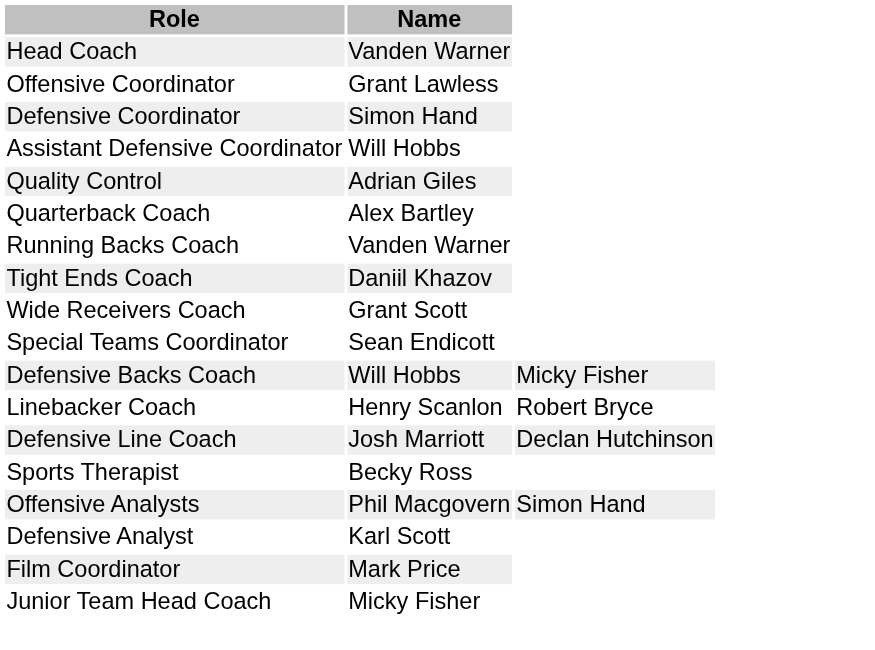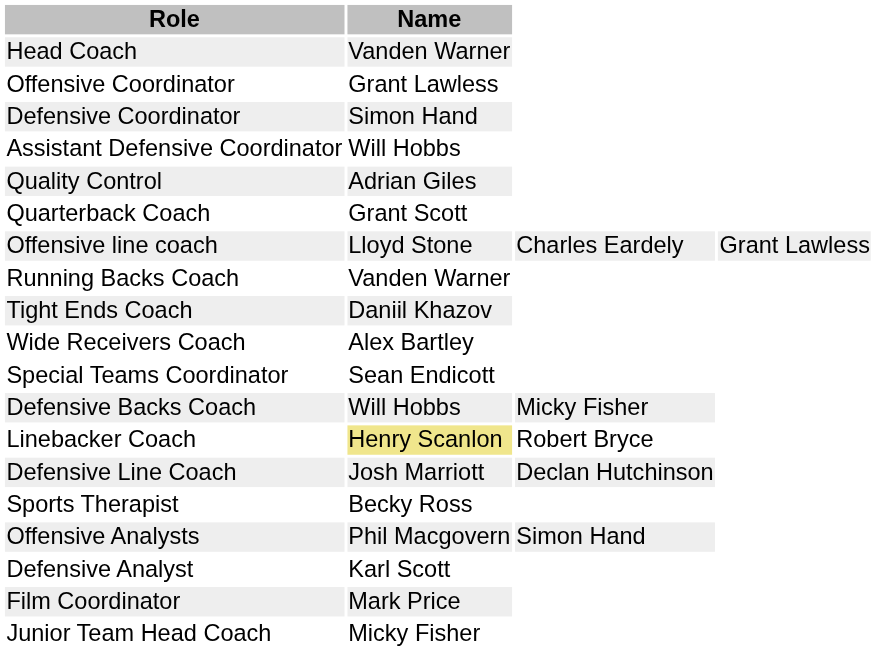(411, 213) Alex Bartley -> (408, 213) Grant Scott
+ row: (112, 245)
(408, 310) Grant Scott -> (411, 342) Alex Bartley
(425, 407) no background -> (425, 439) khaki background
